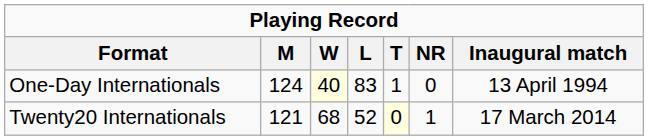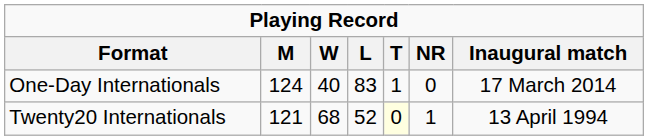(329, 85) lightyellow background -> (329, 85) no background
(548, 85) 13 April 1994 -> (548, 85) 17 March 2014
(548, 118) 17 March 2014 -> (548, 118) 13 April 1994
